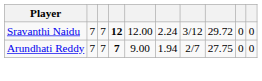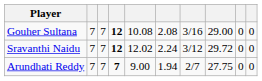+ row: (42, 31)
(140, 31) 12.00 -> (140, 48) 12.02
